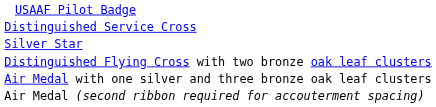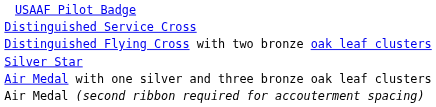rows swapped: (44, 44) <-> (218, 61)
